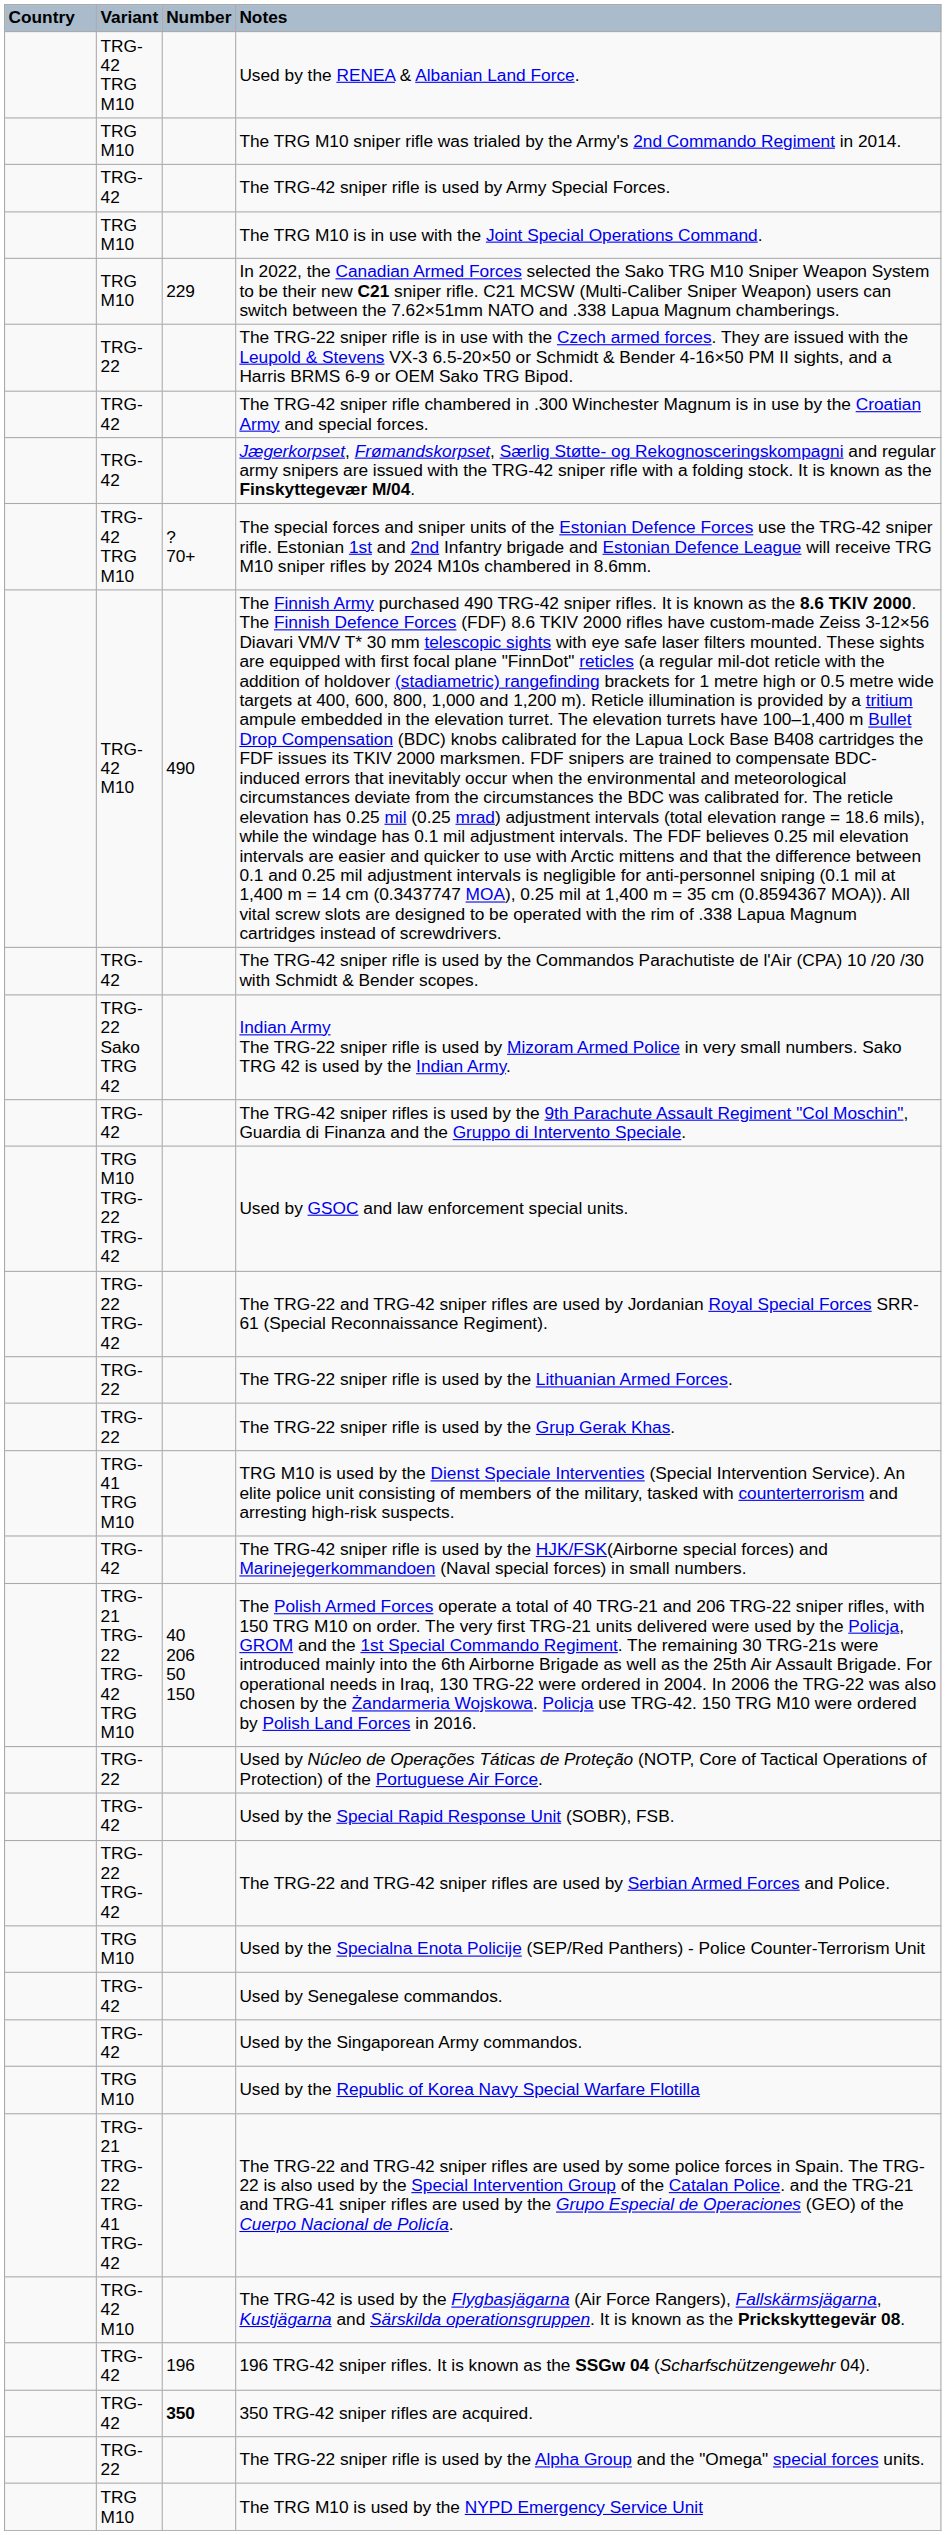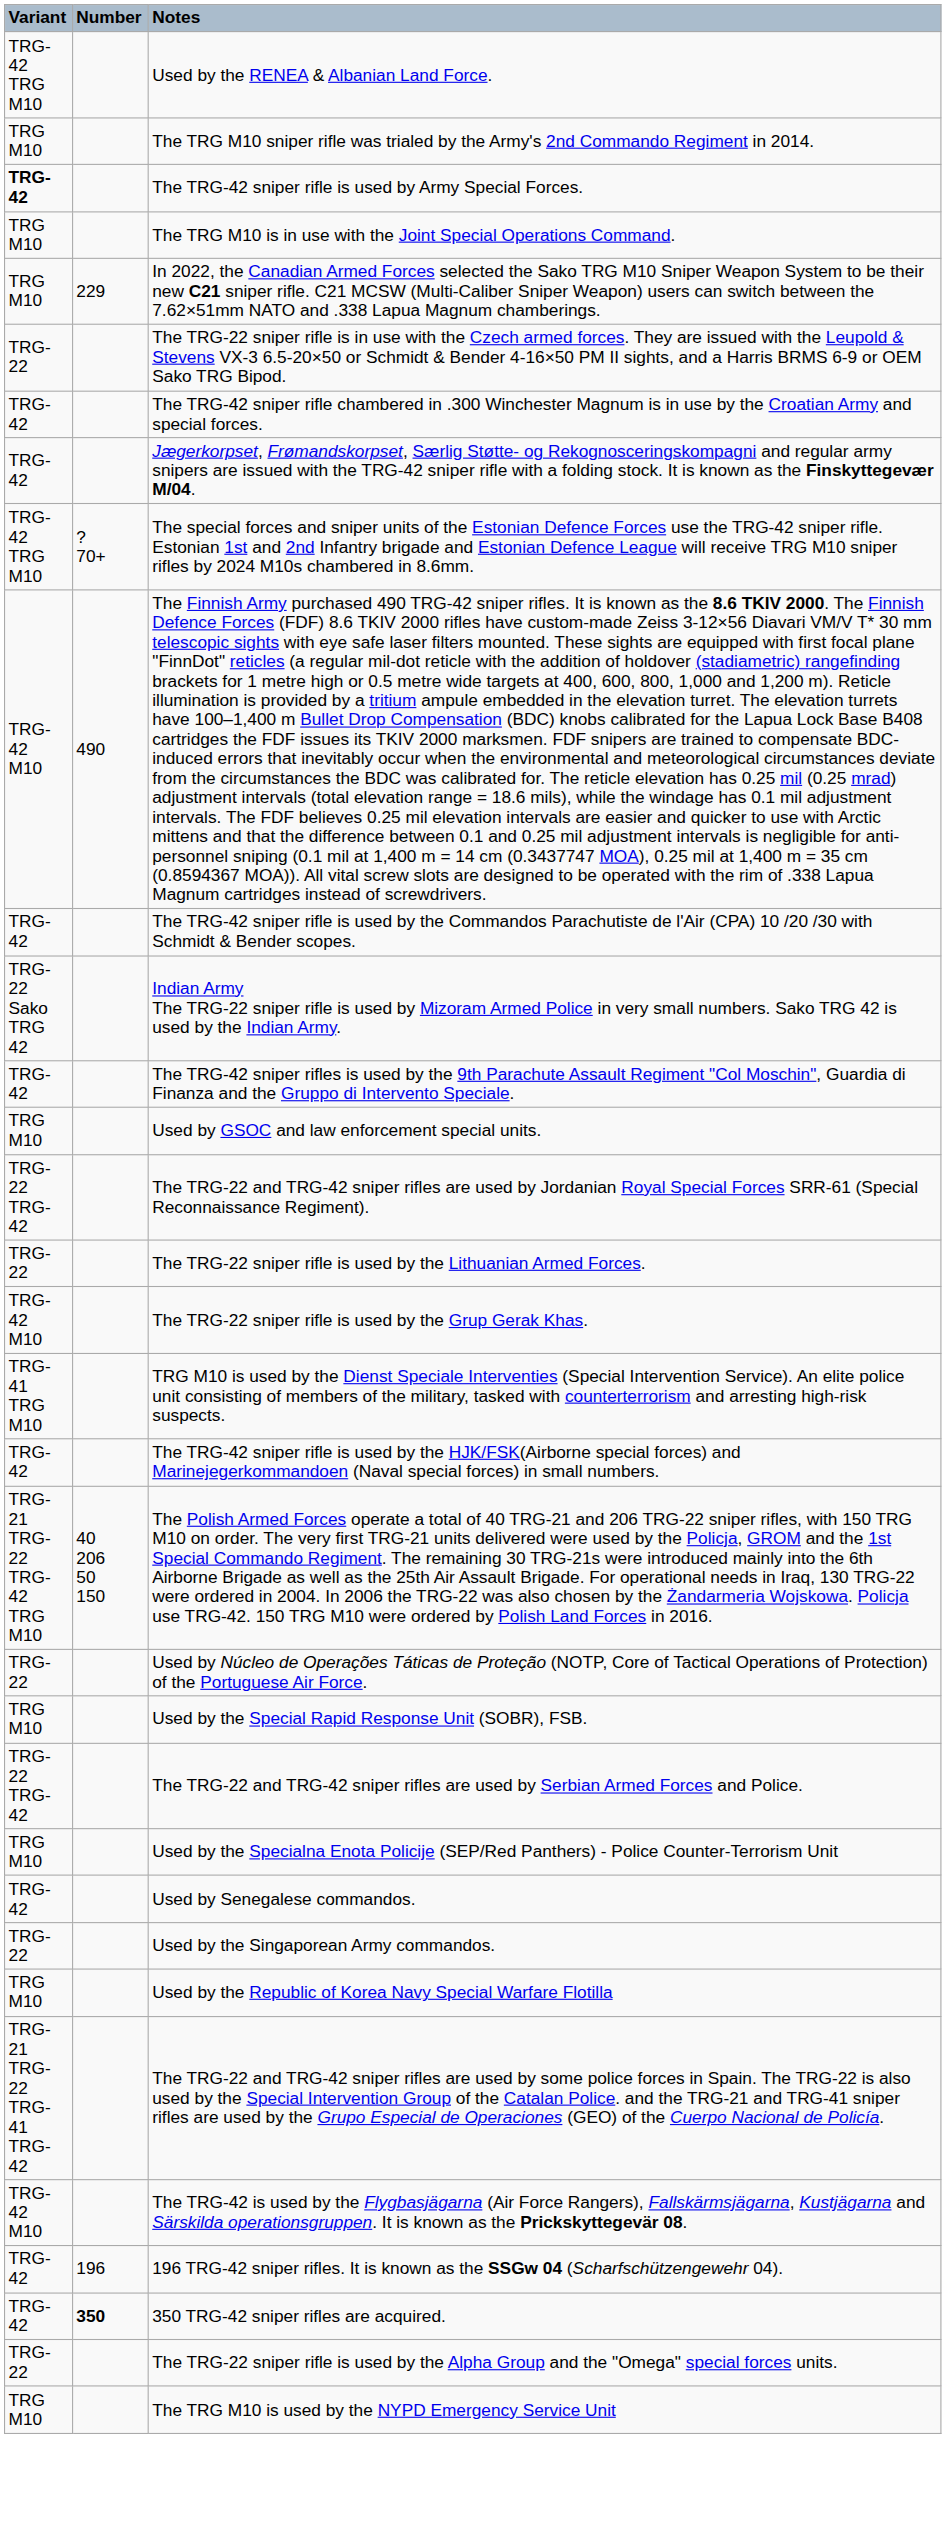- column: (42, 18)
(122, 187) normal -> (30, 187) bold
(122, 1208) TRG M10 TRG-22 TRG-42 -> (27, 1130) TRG M10
(122, 1426) TRG-22 -> (30, 1320) TRG-42 M10
(122, 1816) TRG-42 -> (27, 1719) TRG M10
(122, 2042) TRG-42 -> (30, 1945) TRG-22
